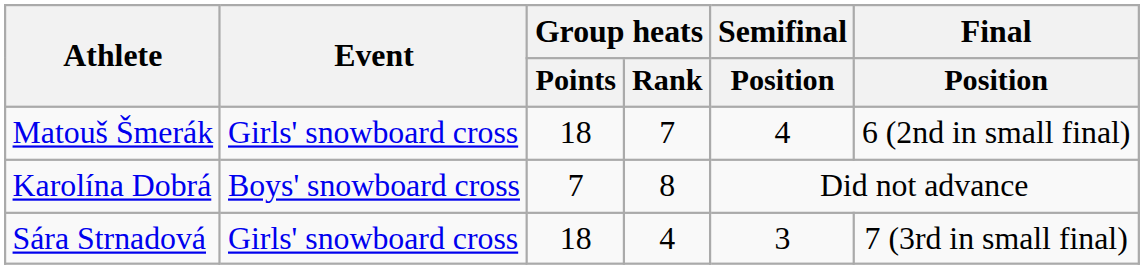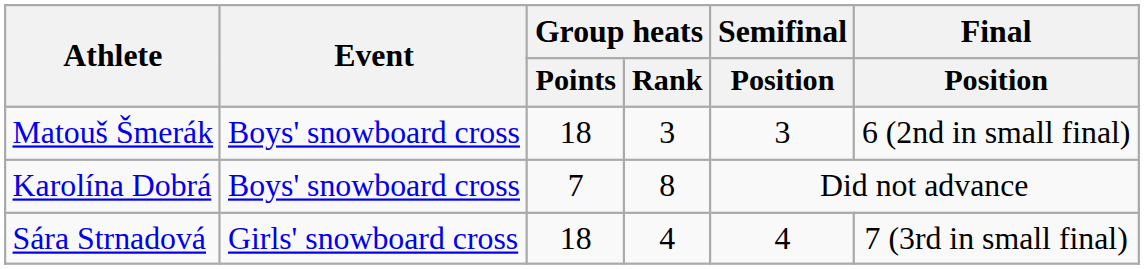(373, 133) Girls' snowboard cross -> (374, 133) Boys' snowboard cross
(667, 133) 7 -> (667, 133) 3
(782, 133) 4 -> (782, 133) 3
(782, 238) 3 -> (782, 238) 4
